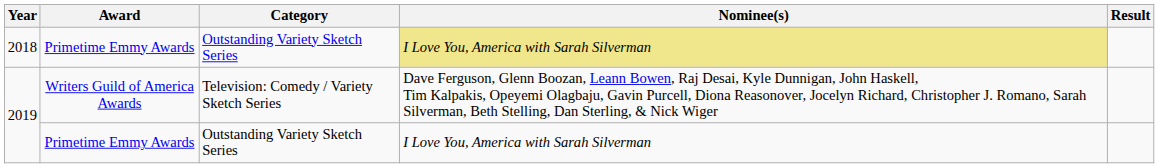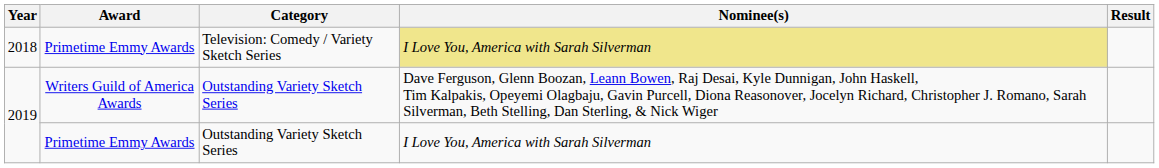(282, 47) Outstanding Variety Sketch Series -> (287, 47) Television: Comedy / Variety Sketch Series
(287, 94) Television: Comedy / Variety Sketch Series -> (282, 94) Outstanding Variety Sketch Series
